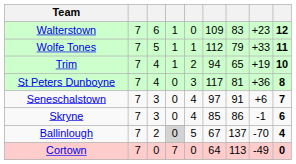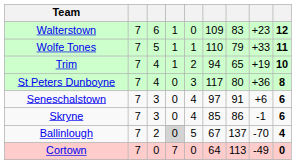(214, 47) 112 -> (214, 47) 110
(238, 82) 81 -> (238, 82) 80
(282, 99) 7 -> (282, 99) 6
